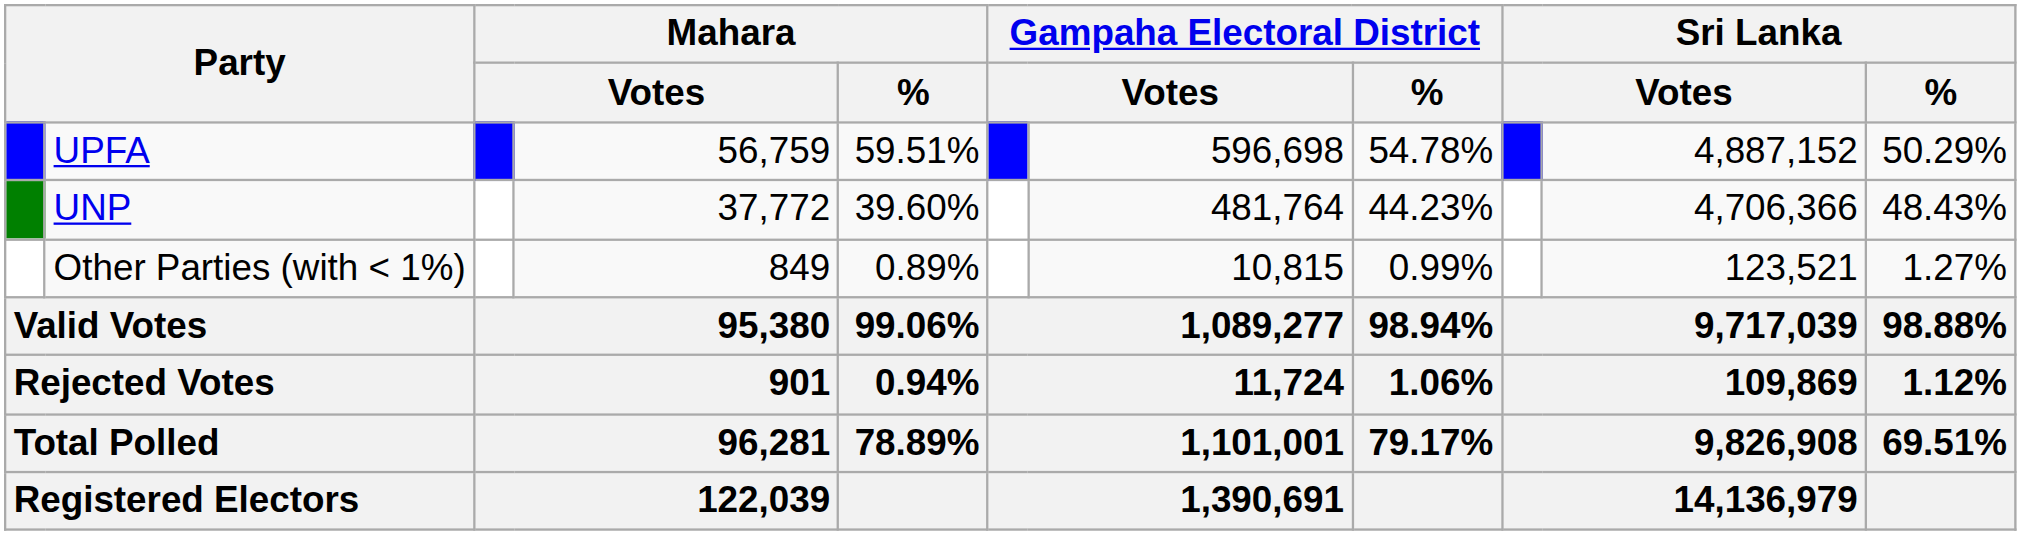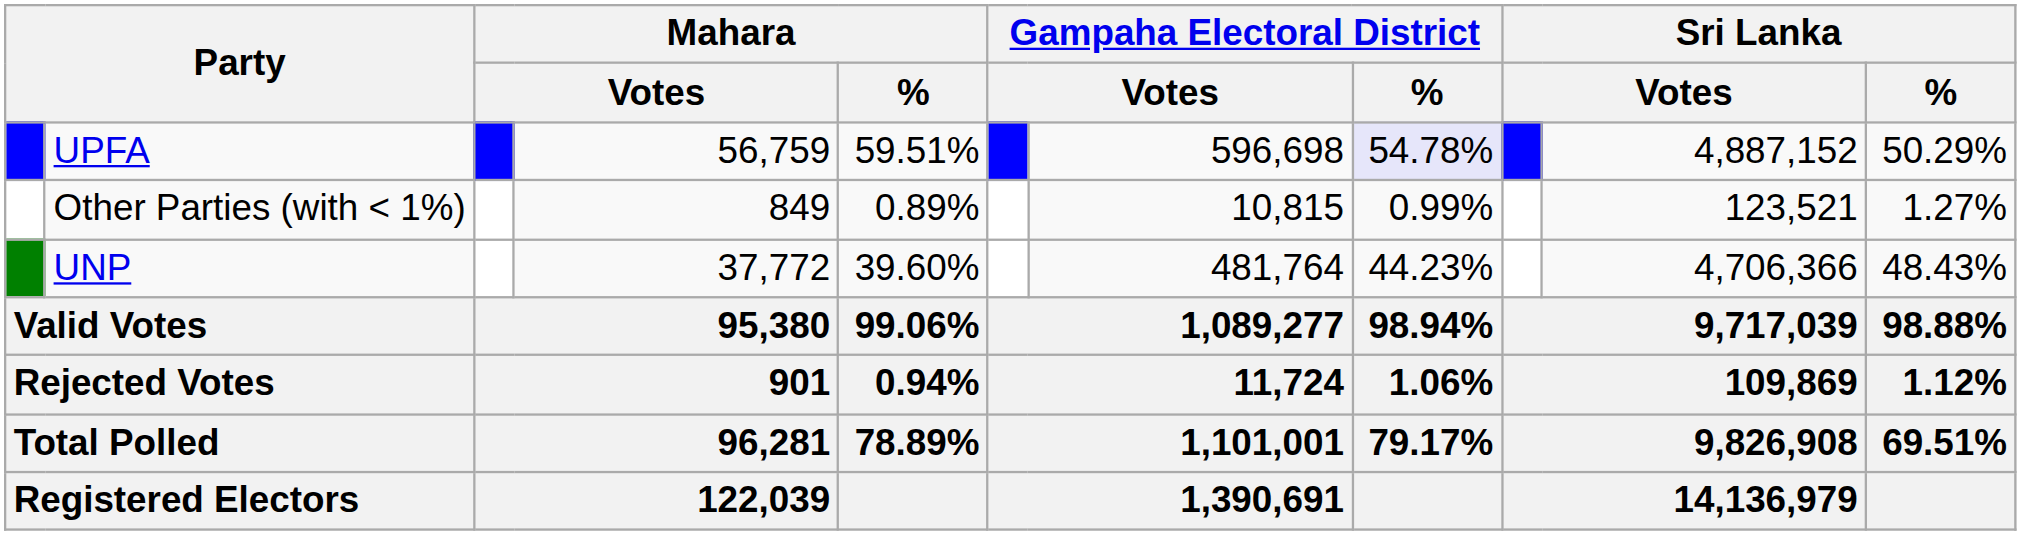(1431, 150) no background -> (1431, 150) lavender background
rows swapped: (92, 208) <-> (260, 267)
